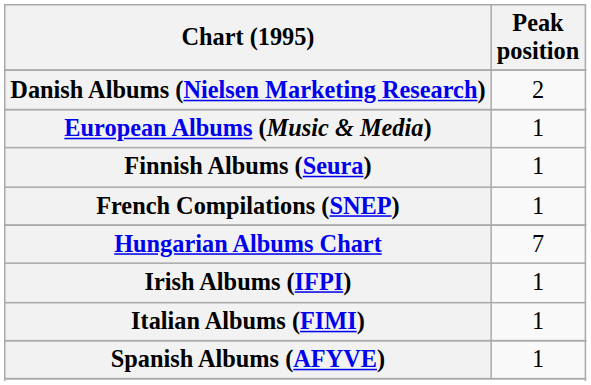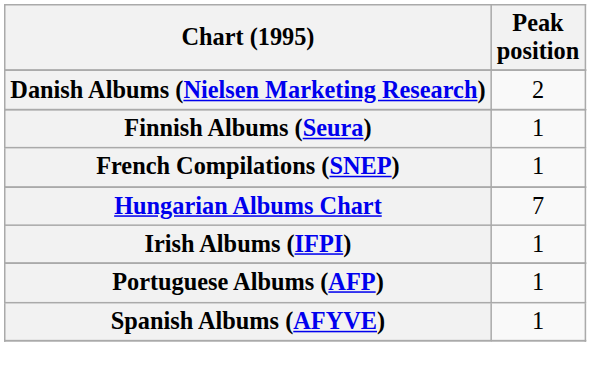- row: (248, 128)
- row: (248, 321)
+ row: (248, 282)
